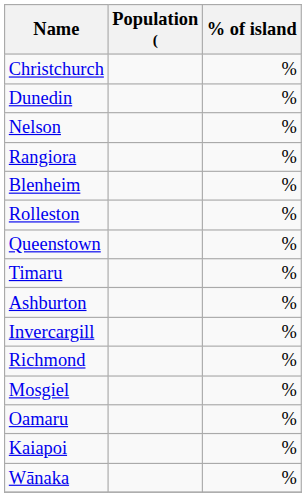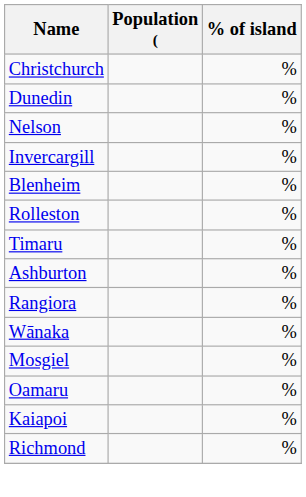rows swapped: (52, 331) <-> (43, 156)
- row: (55, 244)
rows swapped: (47, 360) <-> (39, 477)
